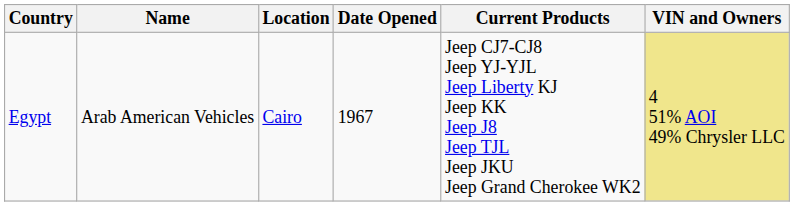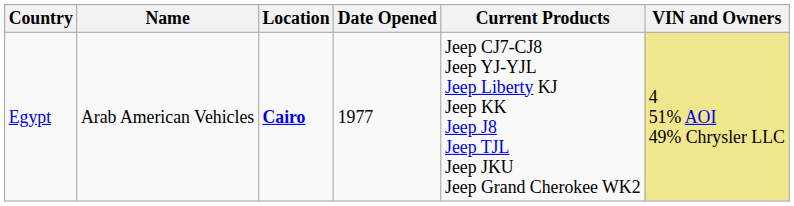(282, 116) normal -> (284, 116) bold
(355, 116) 1967 -> (355, 116) 1977
